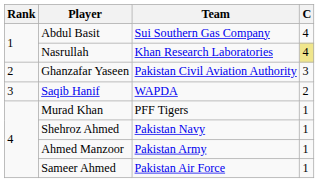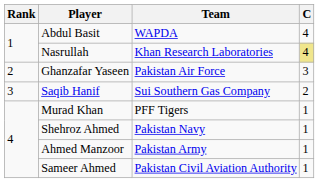(202, 33) Sui Southern Gas Company -> (156, 33) WAPDA
(216, 71) Pakistan Civil Aviation Authority -> (180, 71) Pakistan Air Force
(156, 91) WAPDA -> (202, 91) Sui Southern Gas Company
(180, 168) Pakistan Air Force -> (216, 168) Pakistan Civil Aviation Authority
